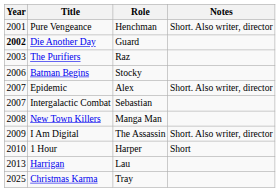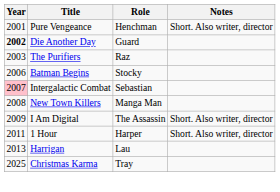- row: (49, 88)
(16, 103) no background -> (16, 88) pink background
(16, 149) 2010 -> (16, 133) 2011
(180, 149) Short -> (221, 133) Short. Also writer, director
